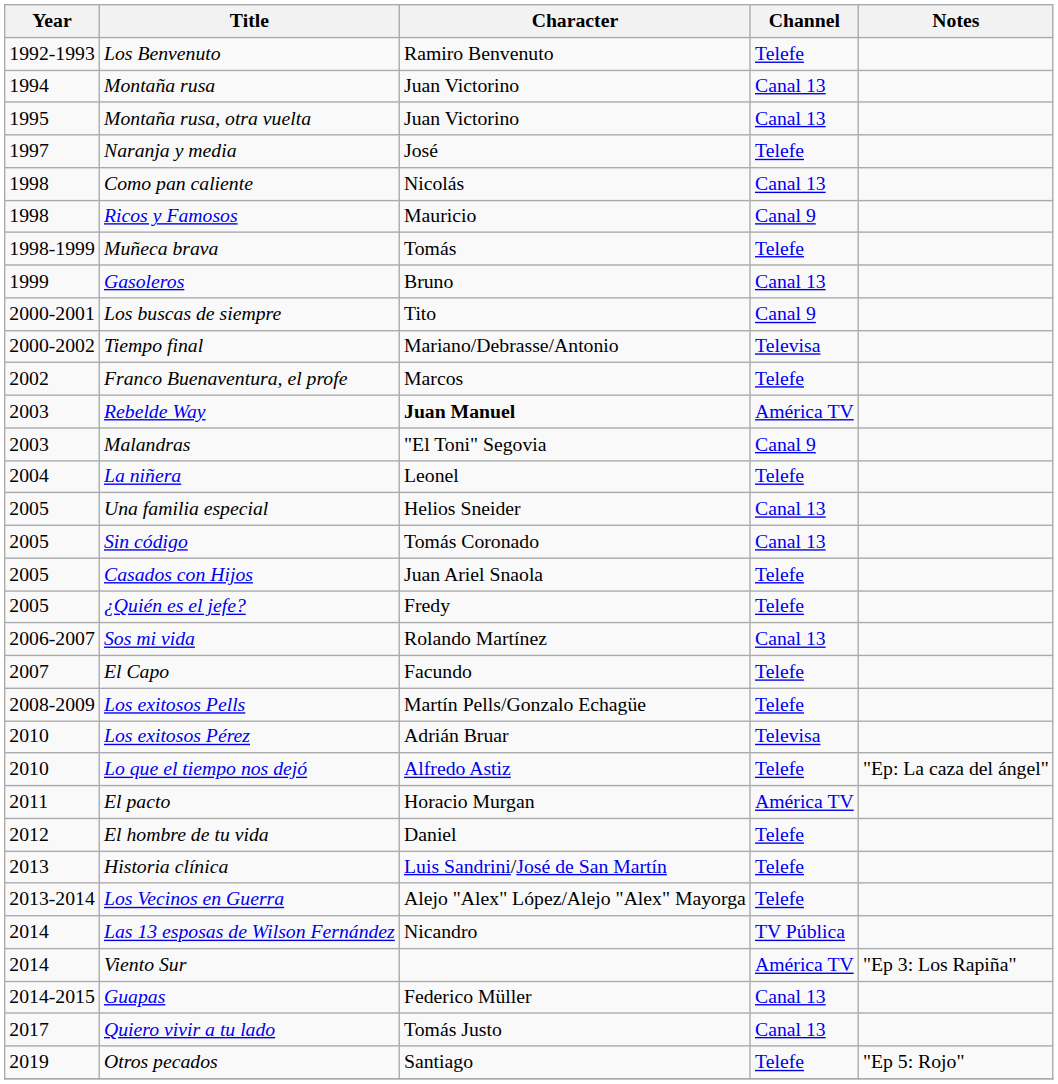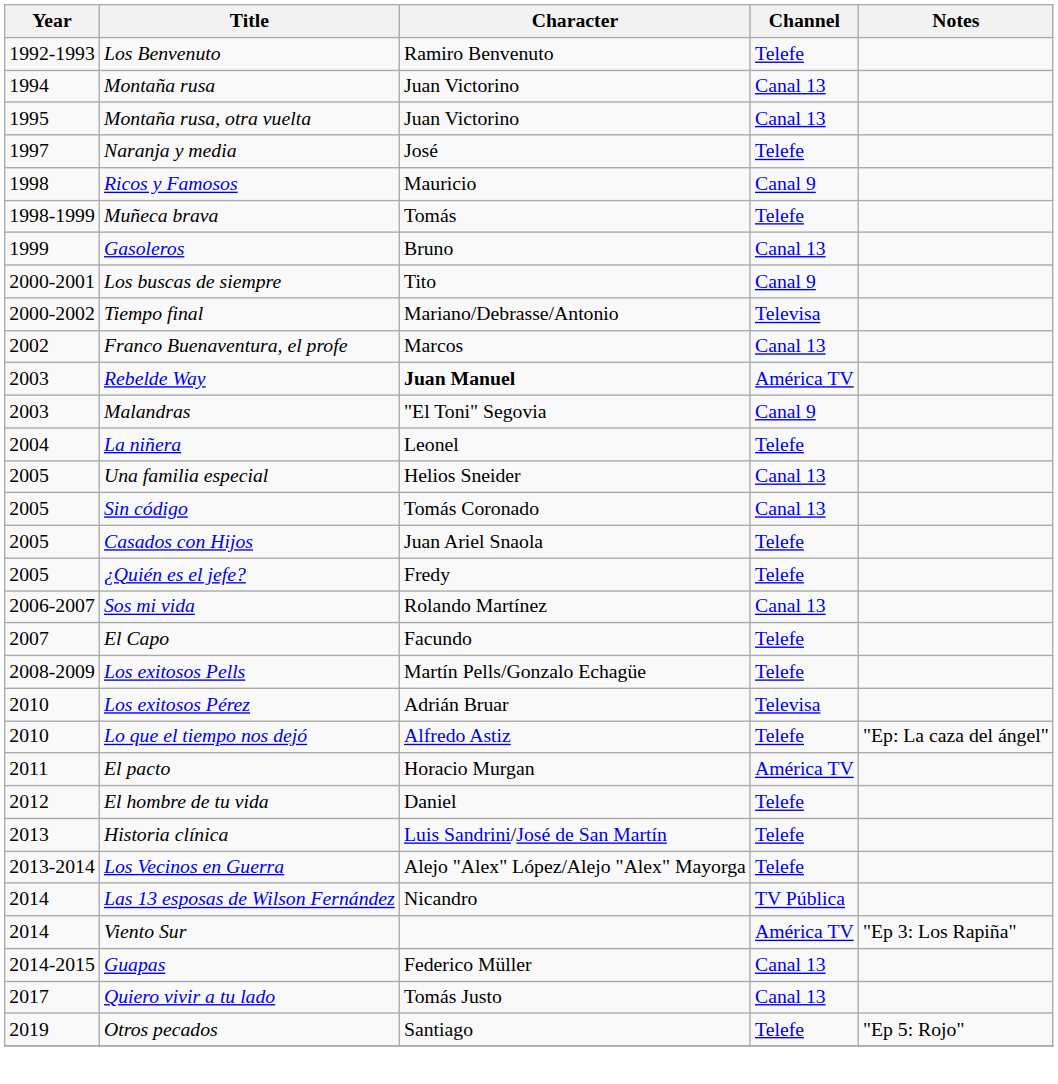- row: (178, 183)
(779, 379) Telefe -> (790, 346) Canal 13
